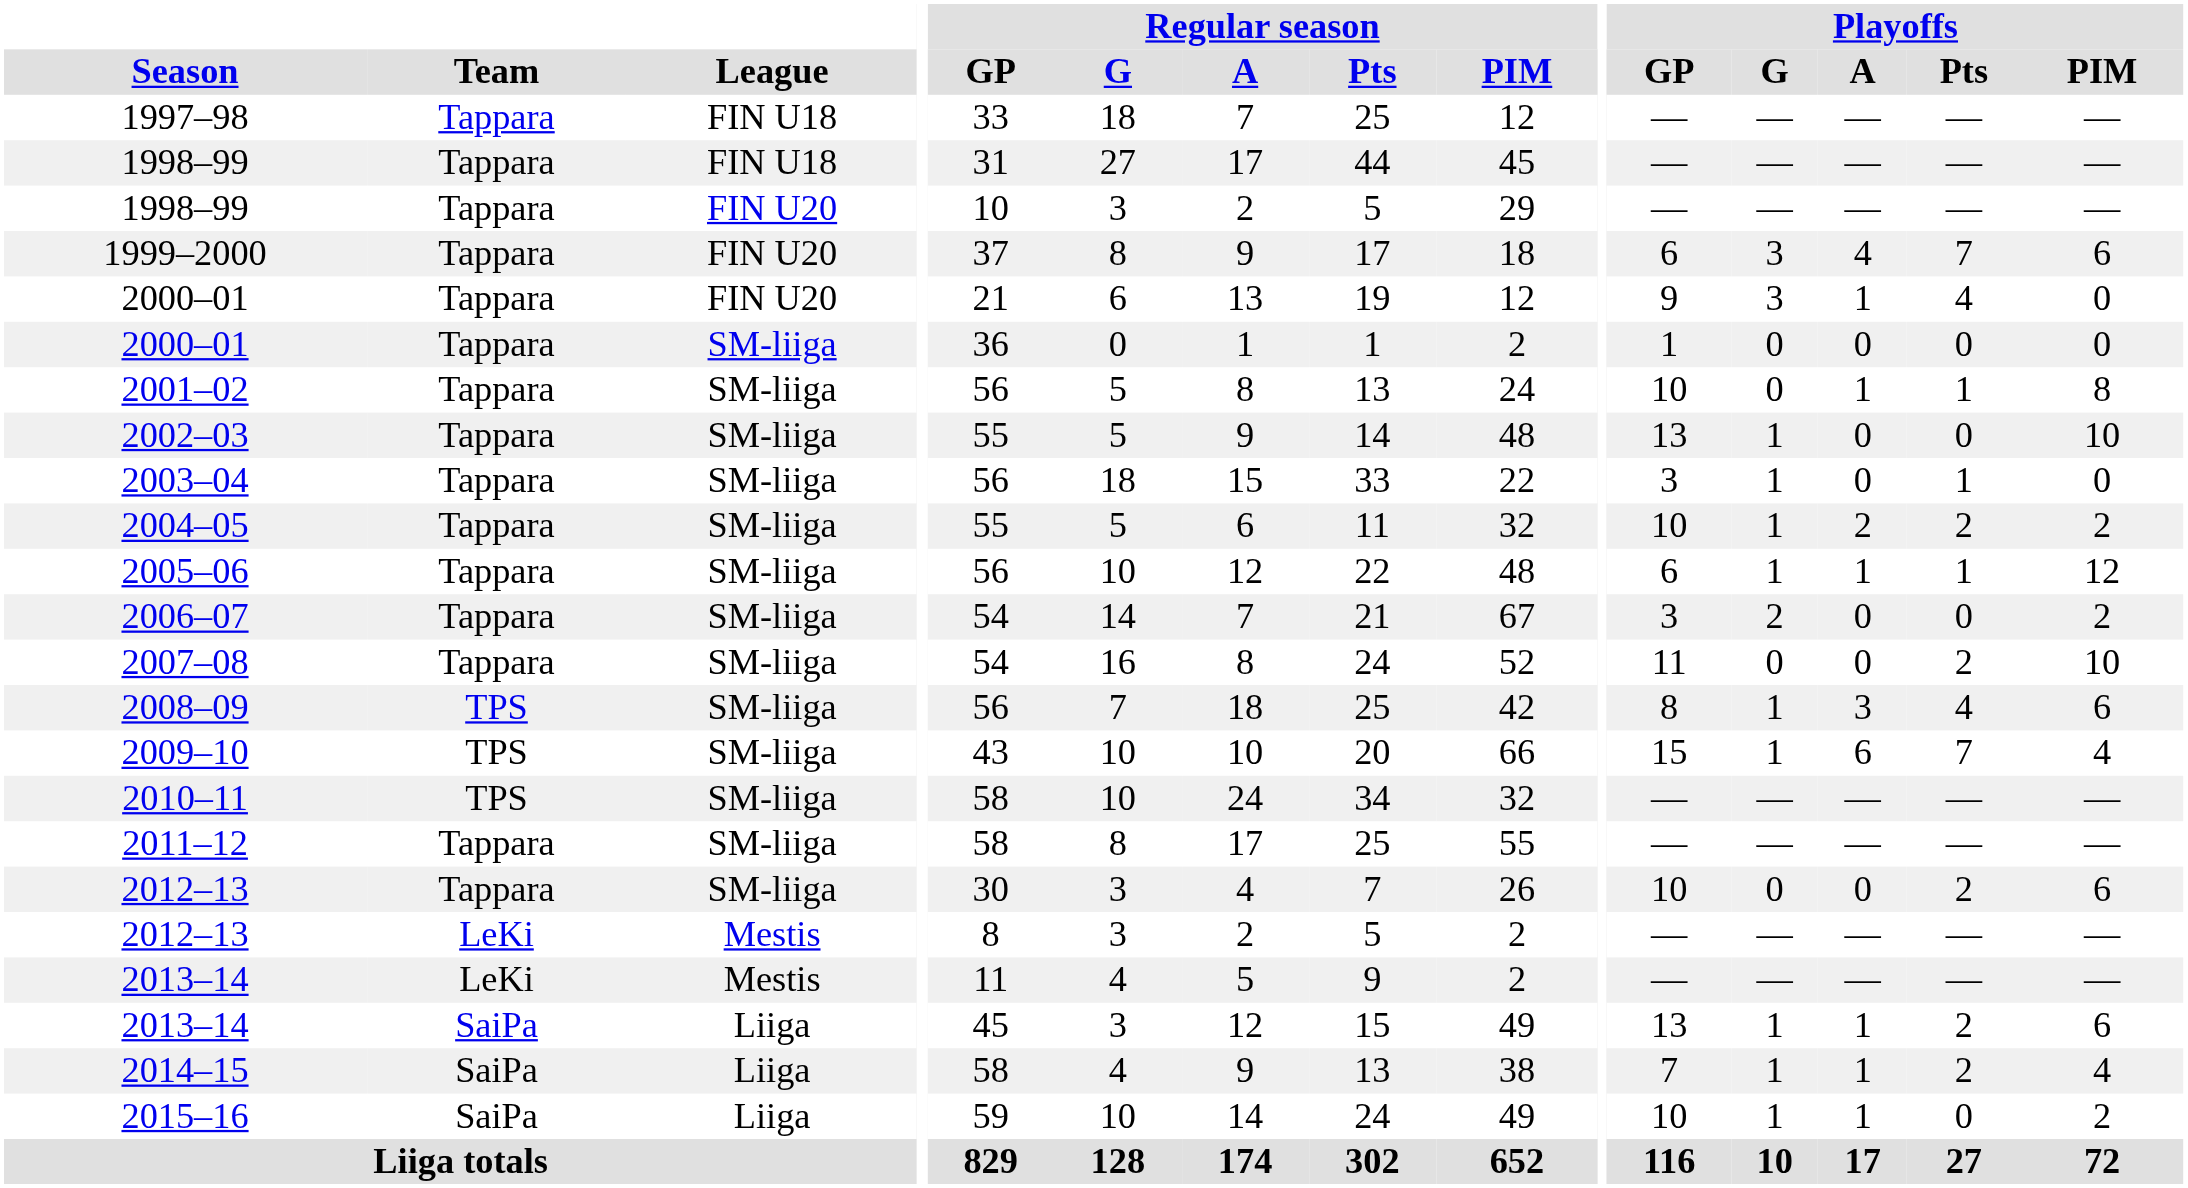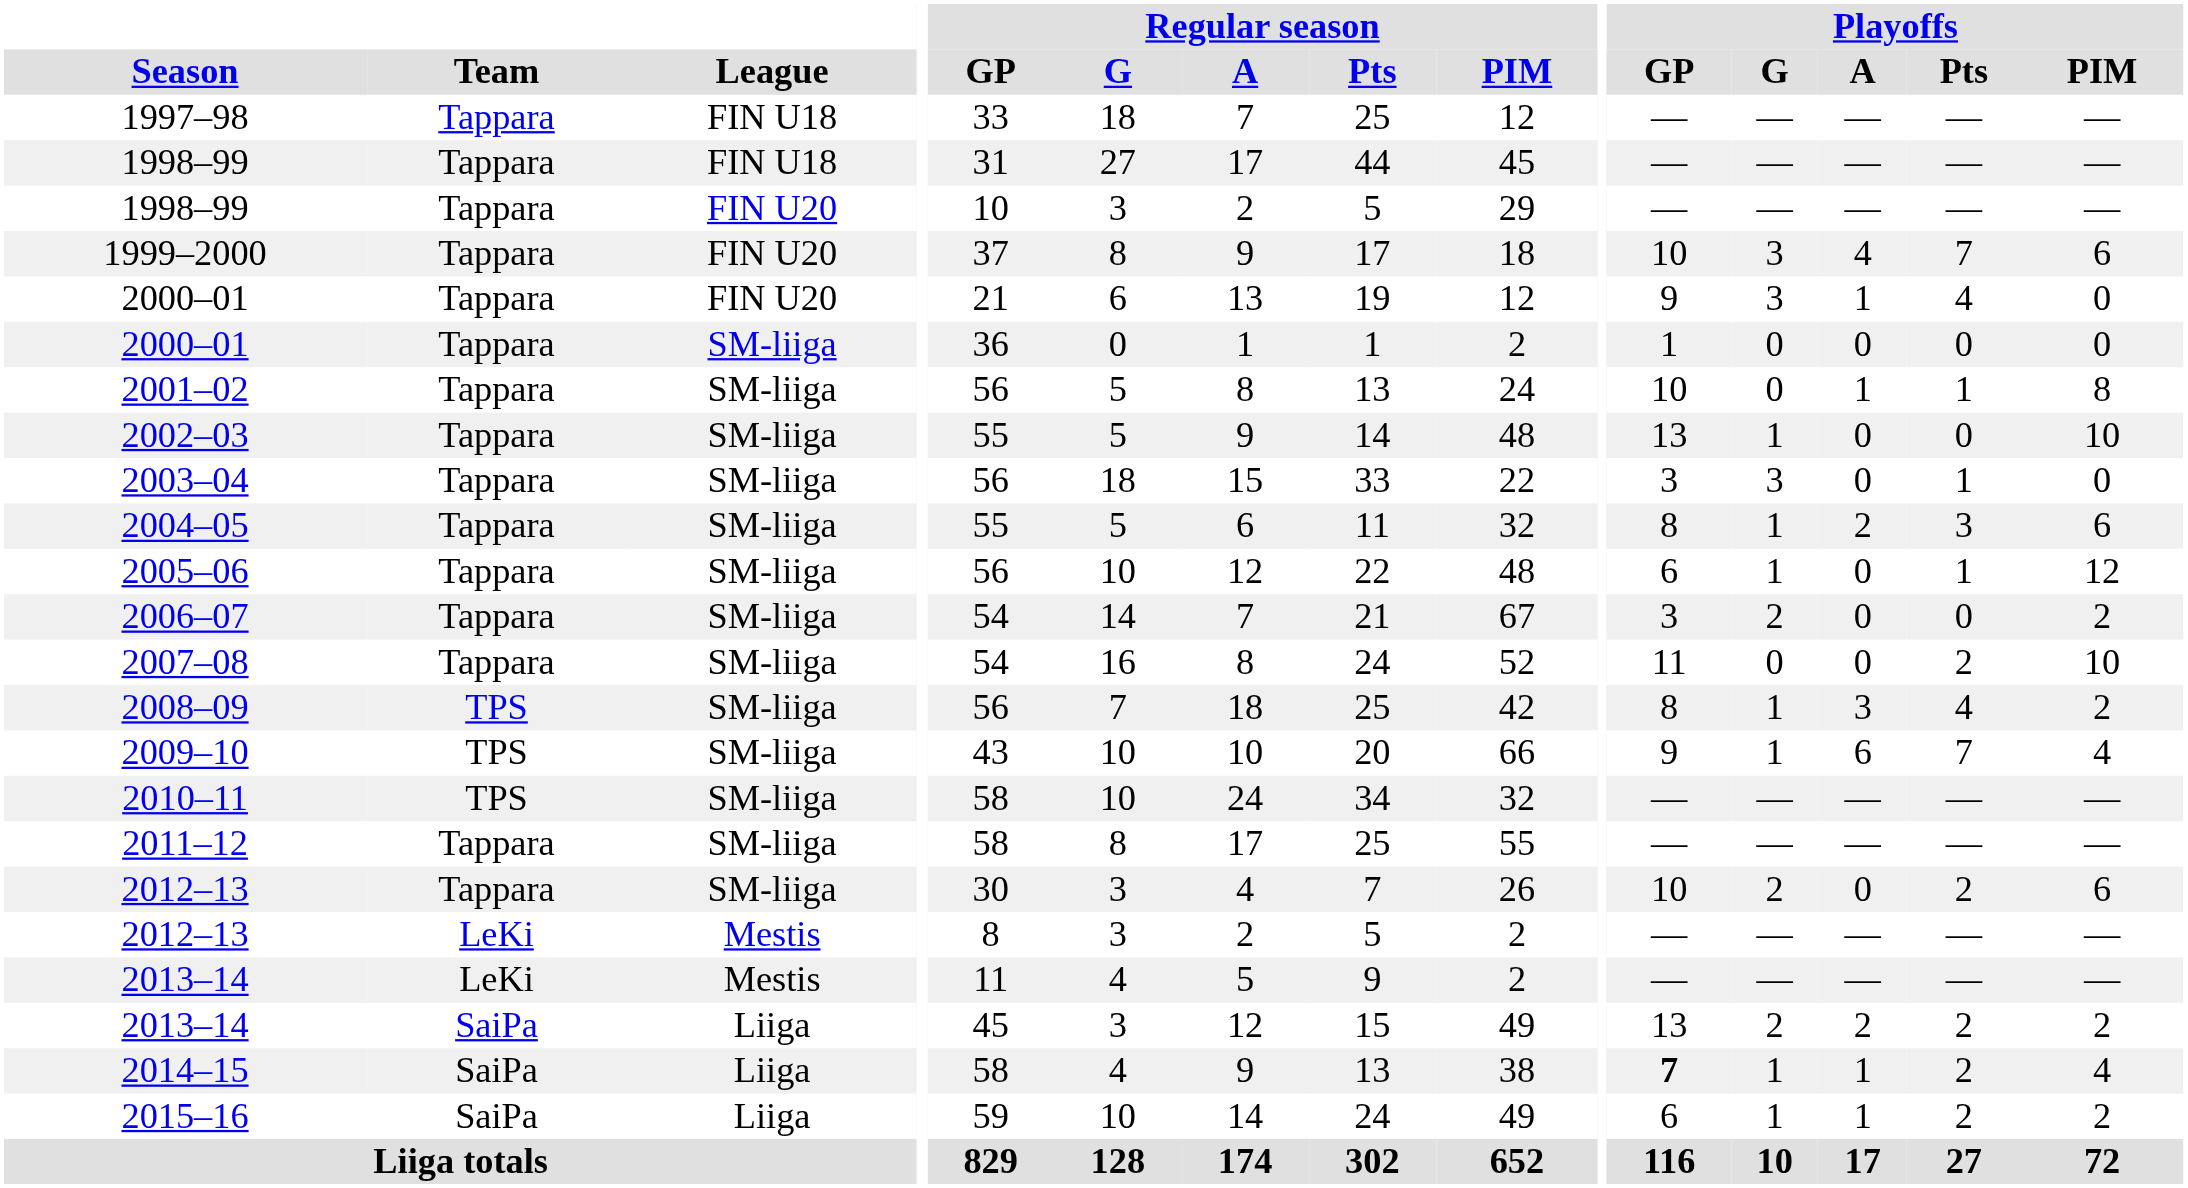(1669, 253) 6 -> (1669, 253) 10
(1775, 480) 1 -> (1775, 480) 3
(1669, 525) 10 -> (1669, 525) 8
(1964, 525) 2 -> (1964, 525) 3
(2102, 525) 2 -> (2102, 525) 6
(1863, 570) 1 -> (1863, 570) 0
(2102, 707) 6 -> (2102, 707) 2
(1669, 752) 15 -> (1669, 752) 9
(1775, 888) 0 -> (1775, 888) 2
(1775, 1024) 1 -> (1775, 1024) 2
(1863, 1024) 1 -> (1863, 1024) 2
(2102, 1024) 6 -> (2102, 1024) 2
(1669, 1070) normal -> (1669, 1070) bold
(1669, 1115) 10 -> (1669, 1115) 6
(1964, 1115) 0 -> (1964, 1115) 2
